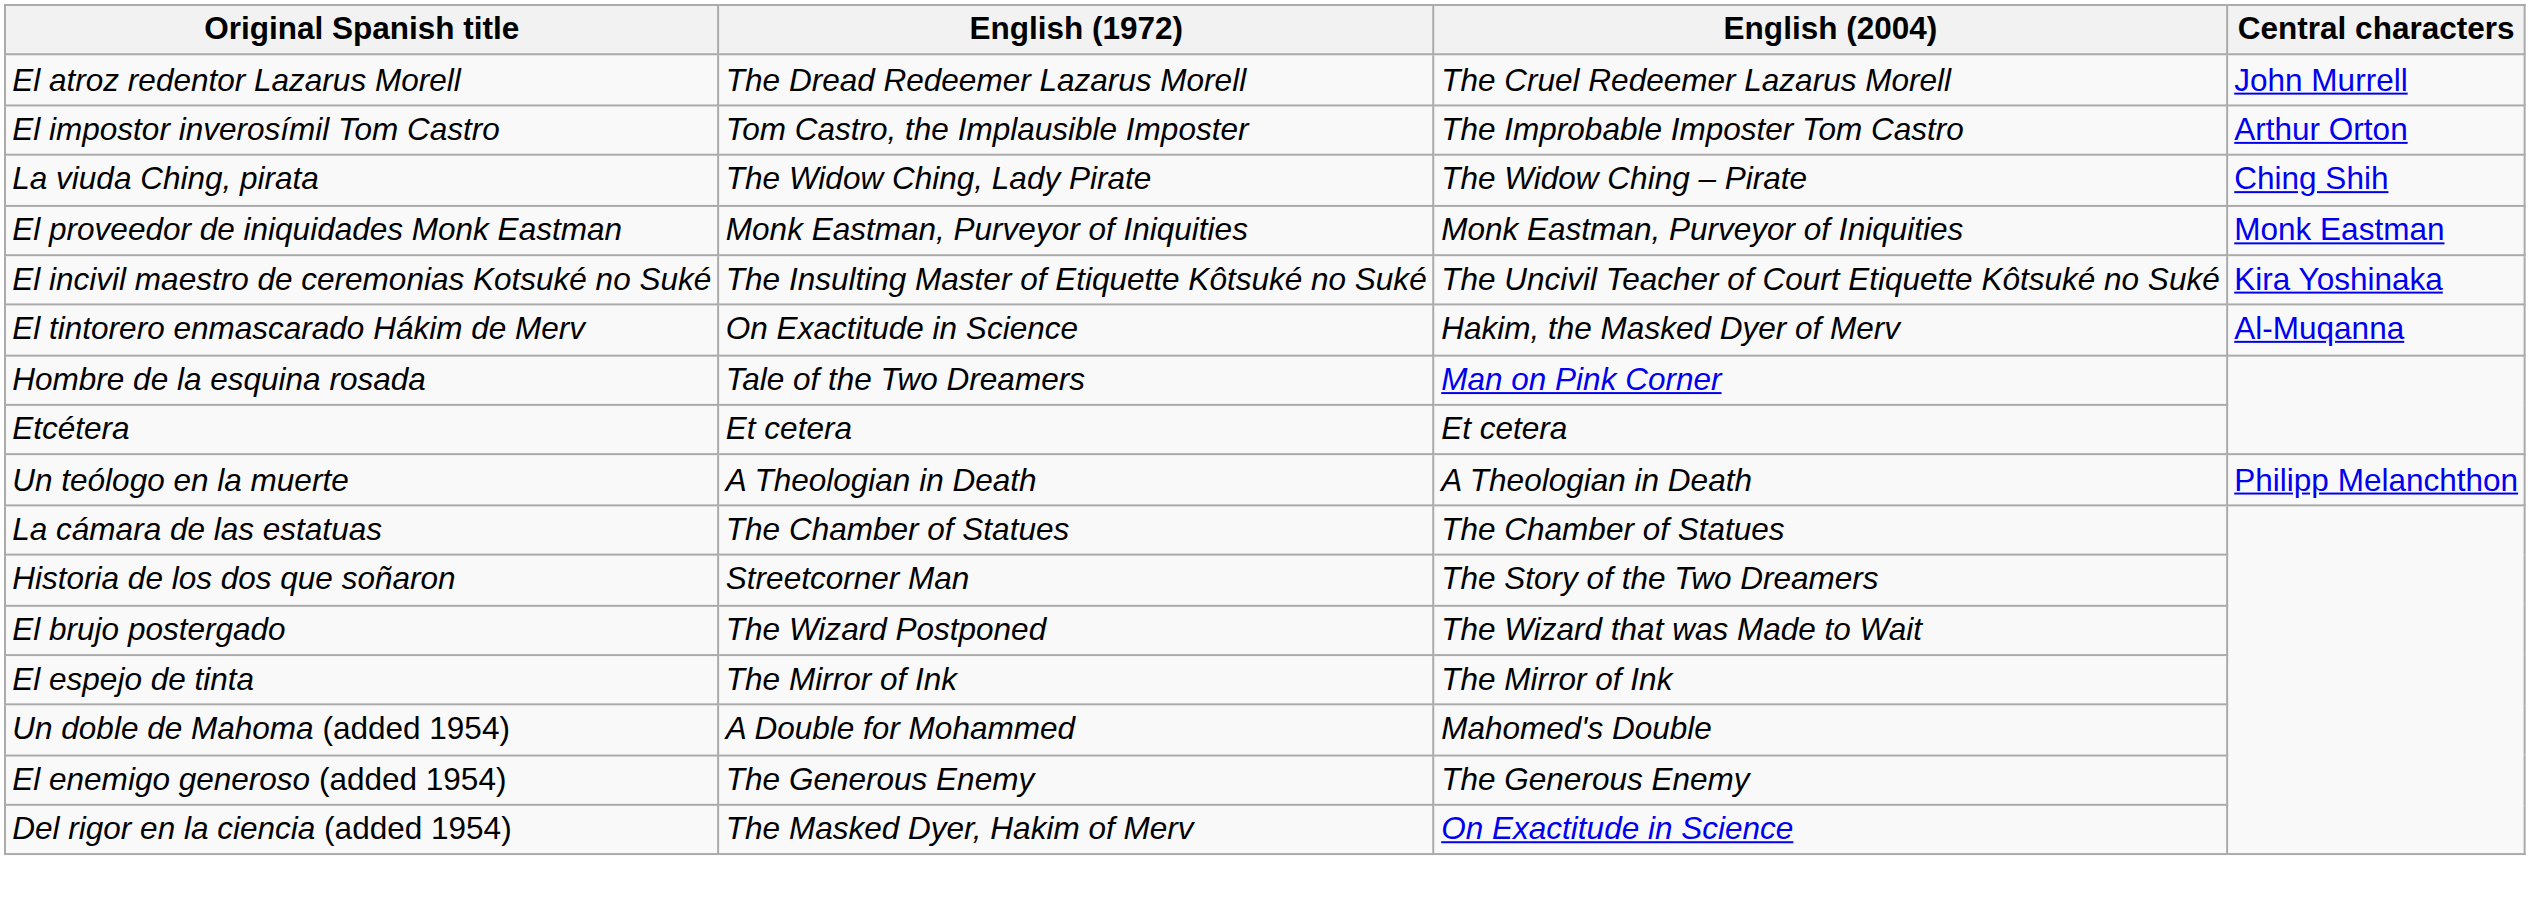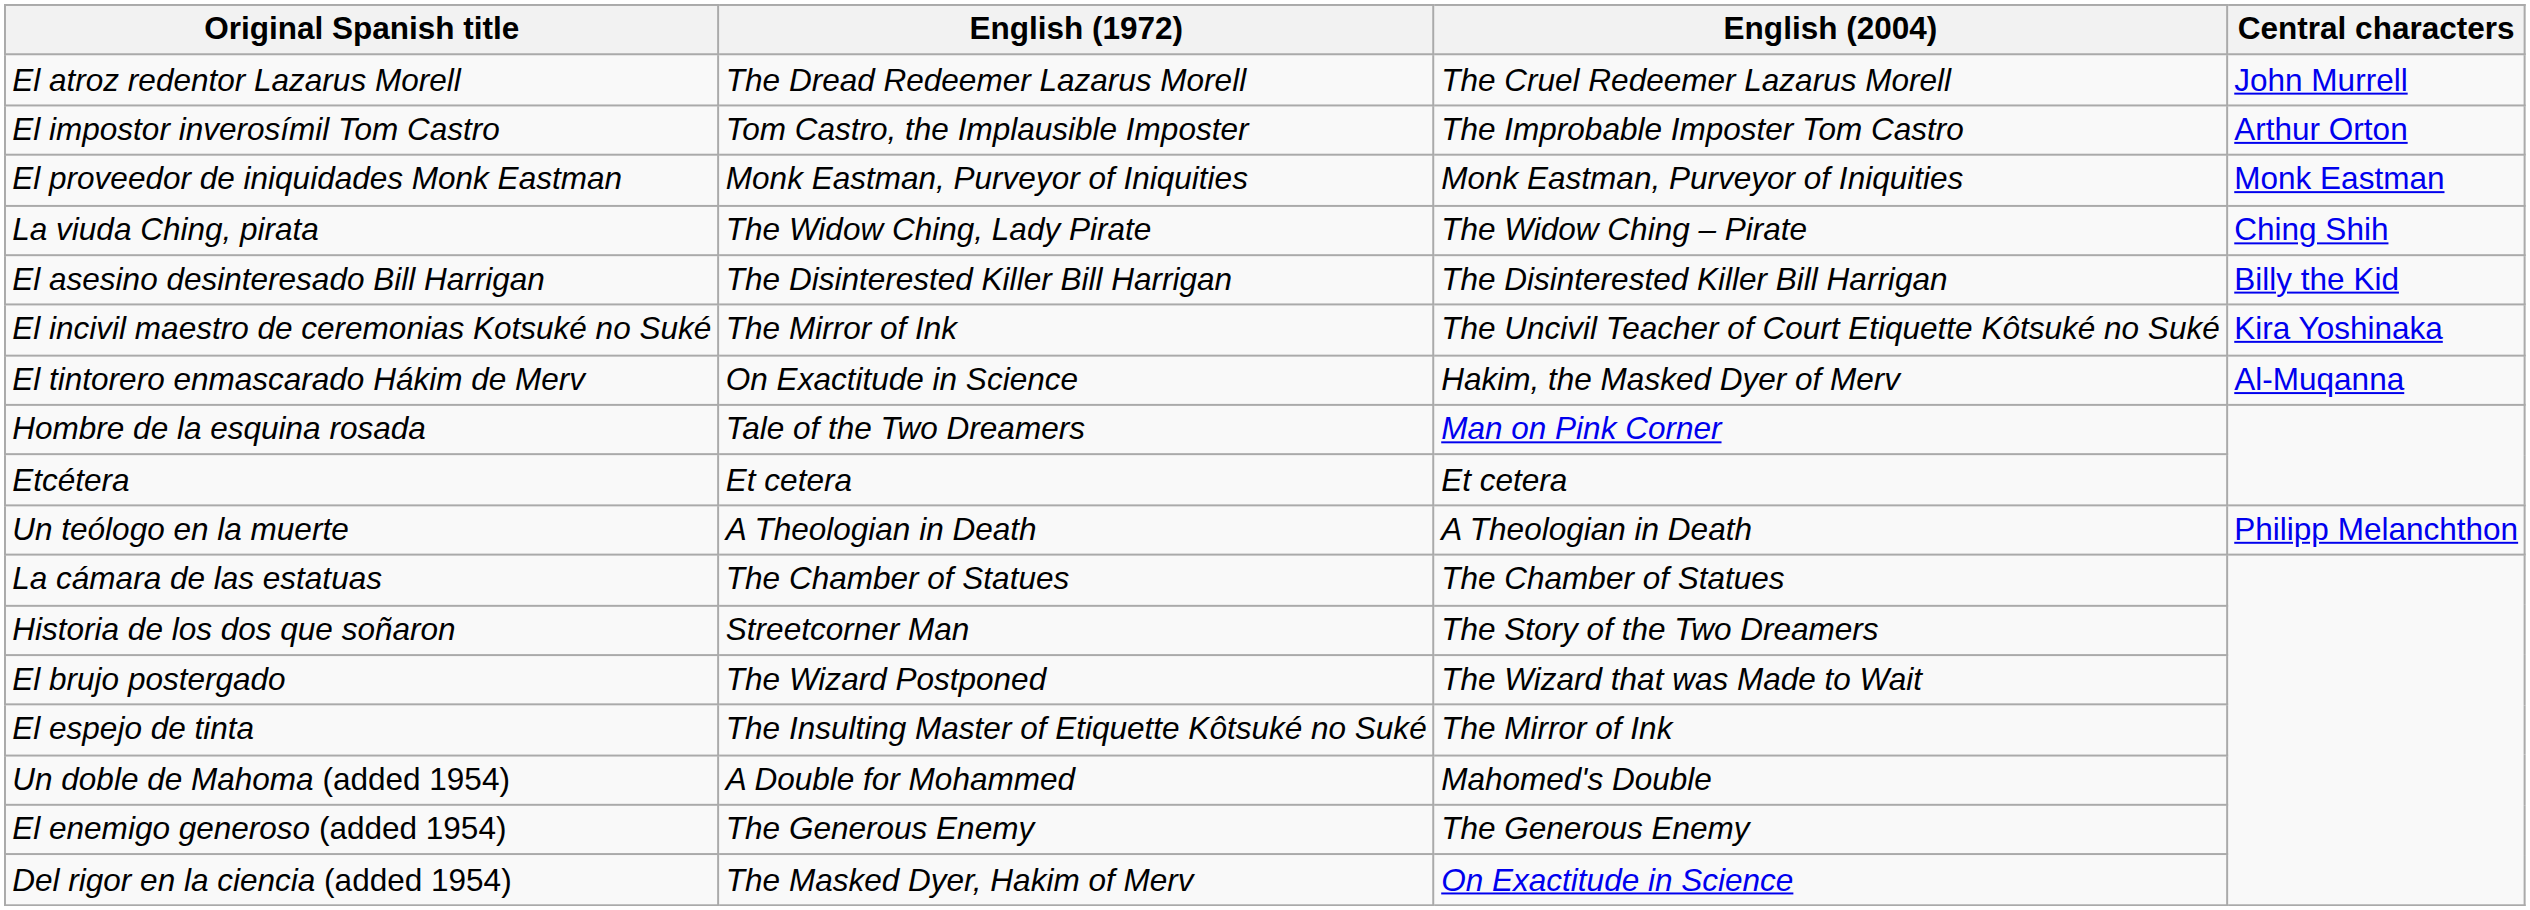rows swapped: (166, 179) <-> (317, 229)
+ row: (279, 279)
(1076, 279) The Insulting Master of Etiquette Kôtsuké no Suké -> (841, 329) The Mirror of Ink
(841, 679) The Mirror of Ink -> (1076, 729) The Insulting Master of Etiquette Kôtsuké no Suké
